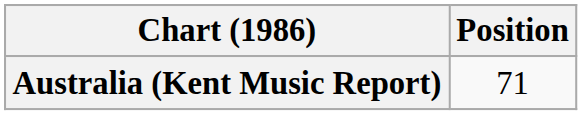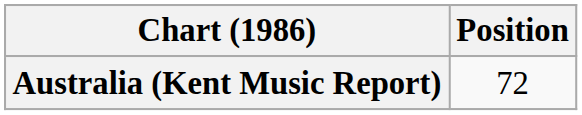(513, 82) 71 -> (513, 82) 72
